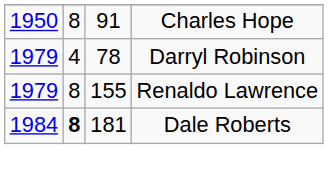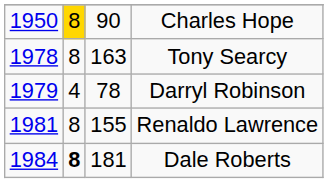(74, 21) no background -> (74, 21) gold background
(108, 21) 91 -> (108, 21) 90
+ row: (227, 56)
(34, 90) 1979 -> (34, 125) 1981
